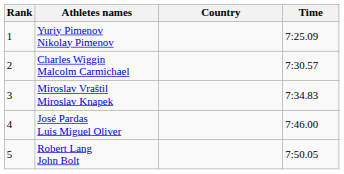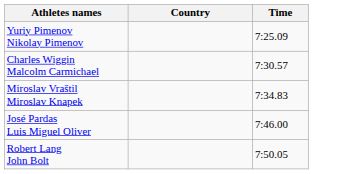- column: (20, 13)
